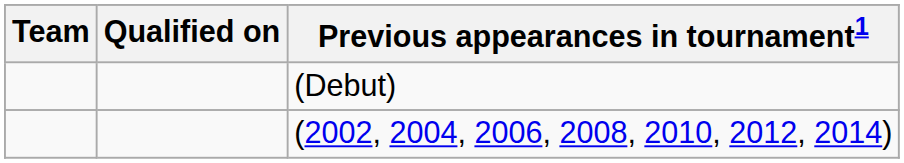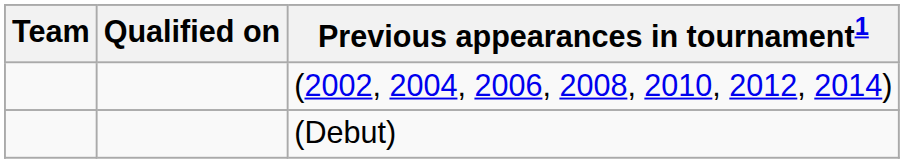rows swapped: (593, 133) <-> (345, 85)
